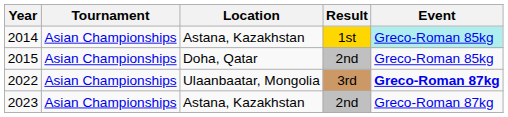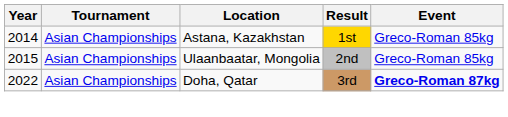(434, 37) paleturquoise background -> (434, 37) no background
(220, 59) Doha, Qatar -> (251, 59) Ulaanbaatar, Mongolia
(251, 80) Ulaanbaatar, Mongolia -> (220, 80) Doha, Qatar
- row: (23, 102)
